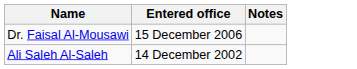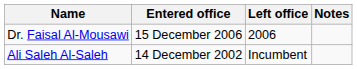+ column: (278, 14)
